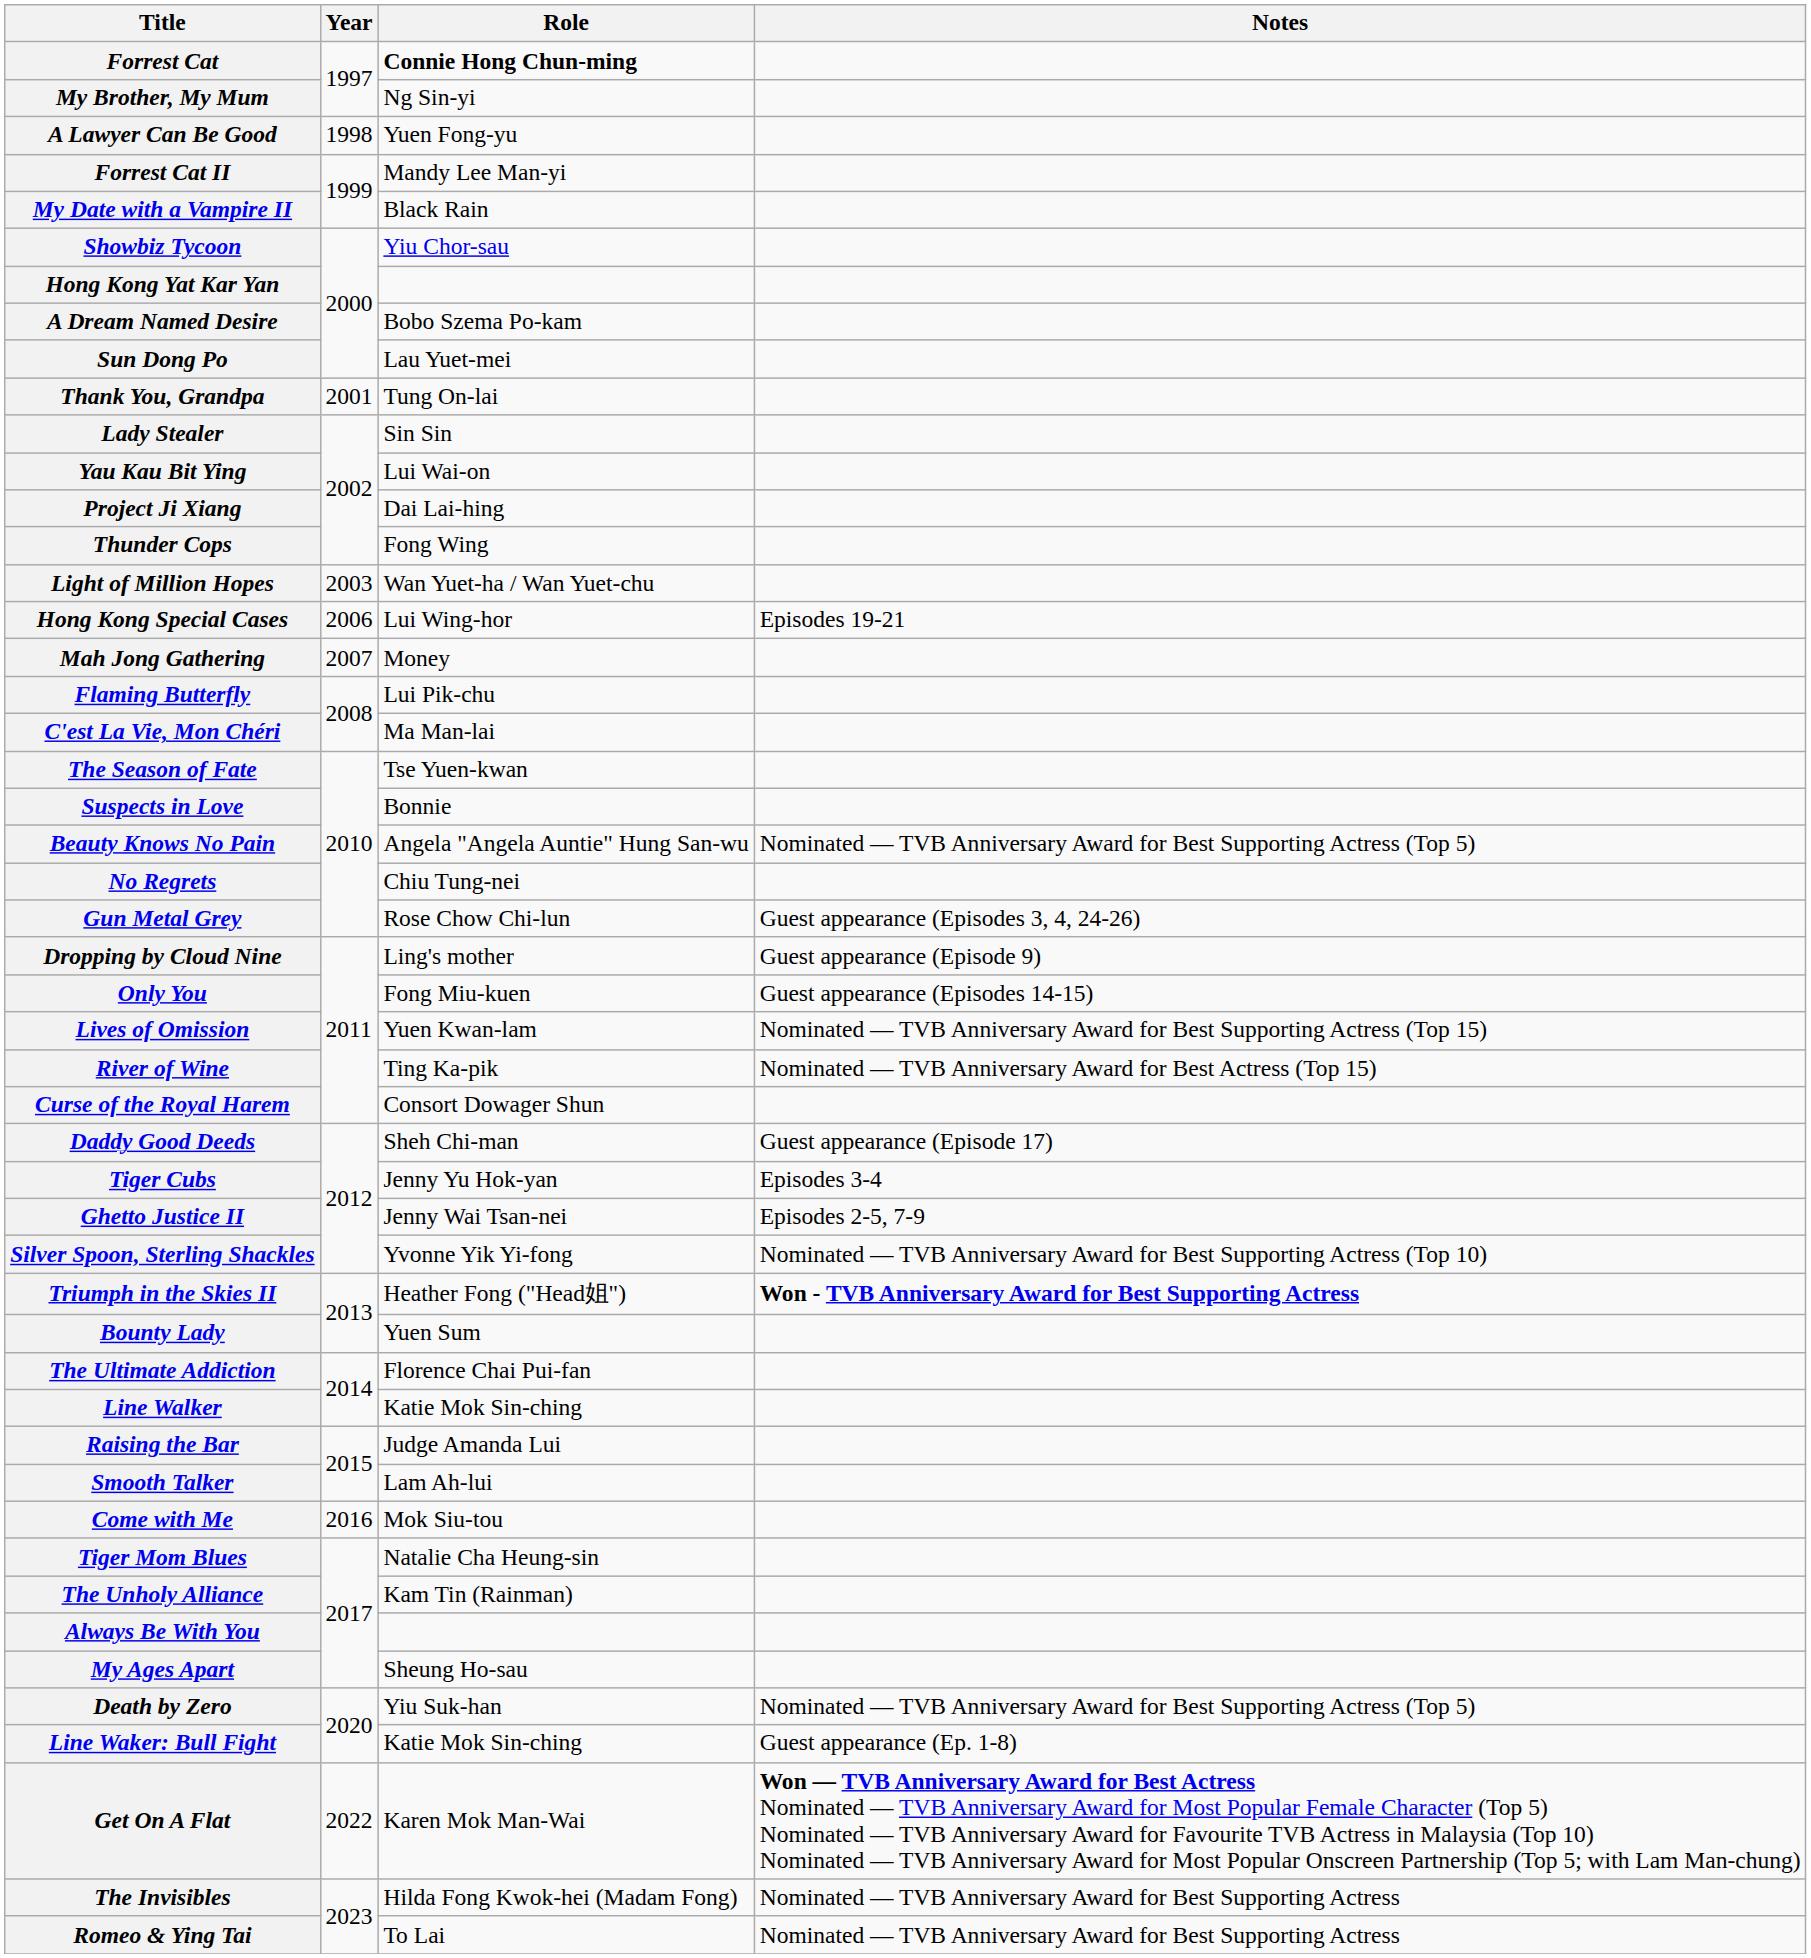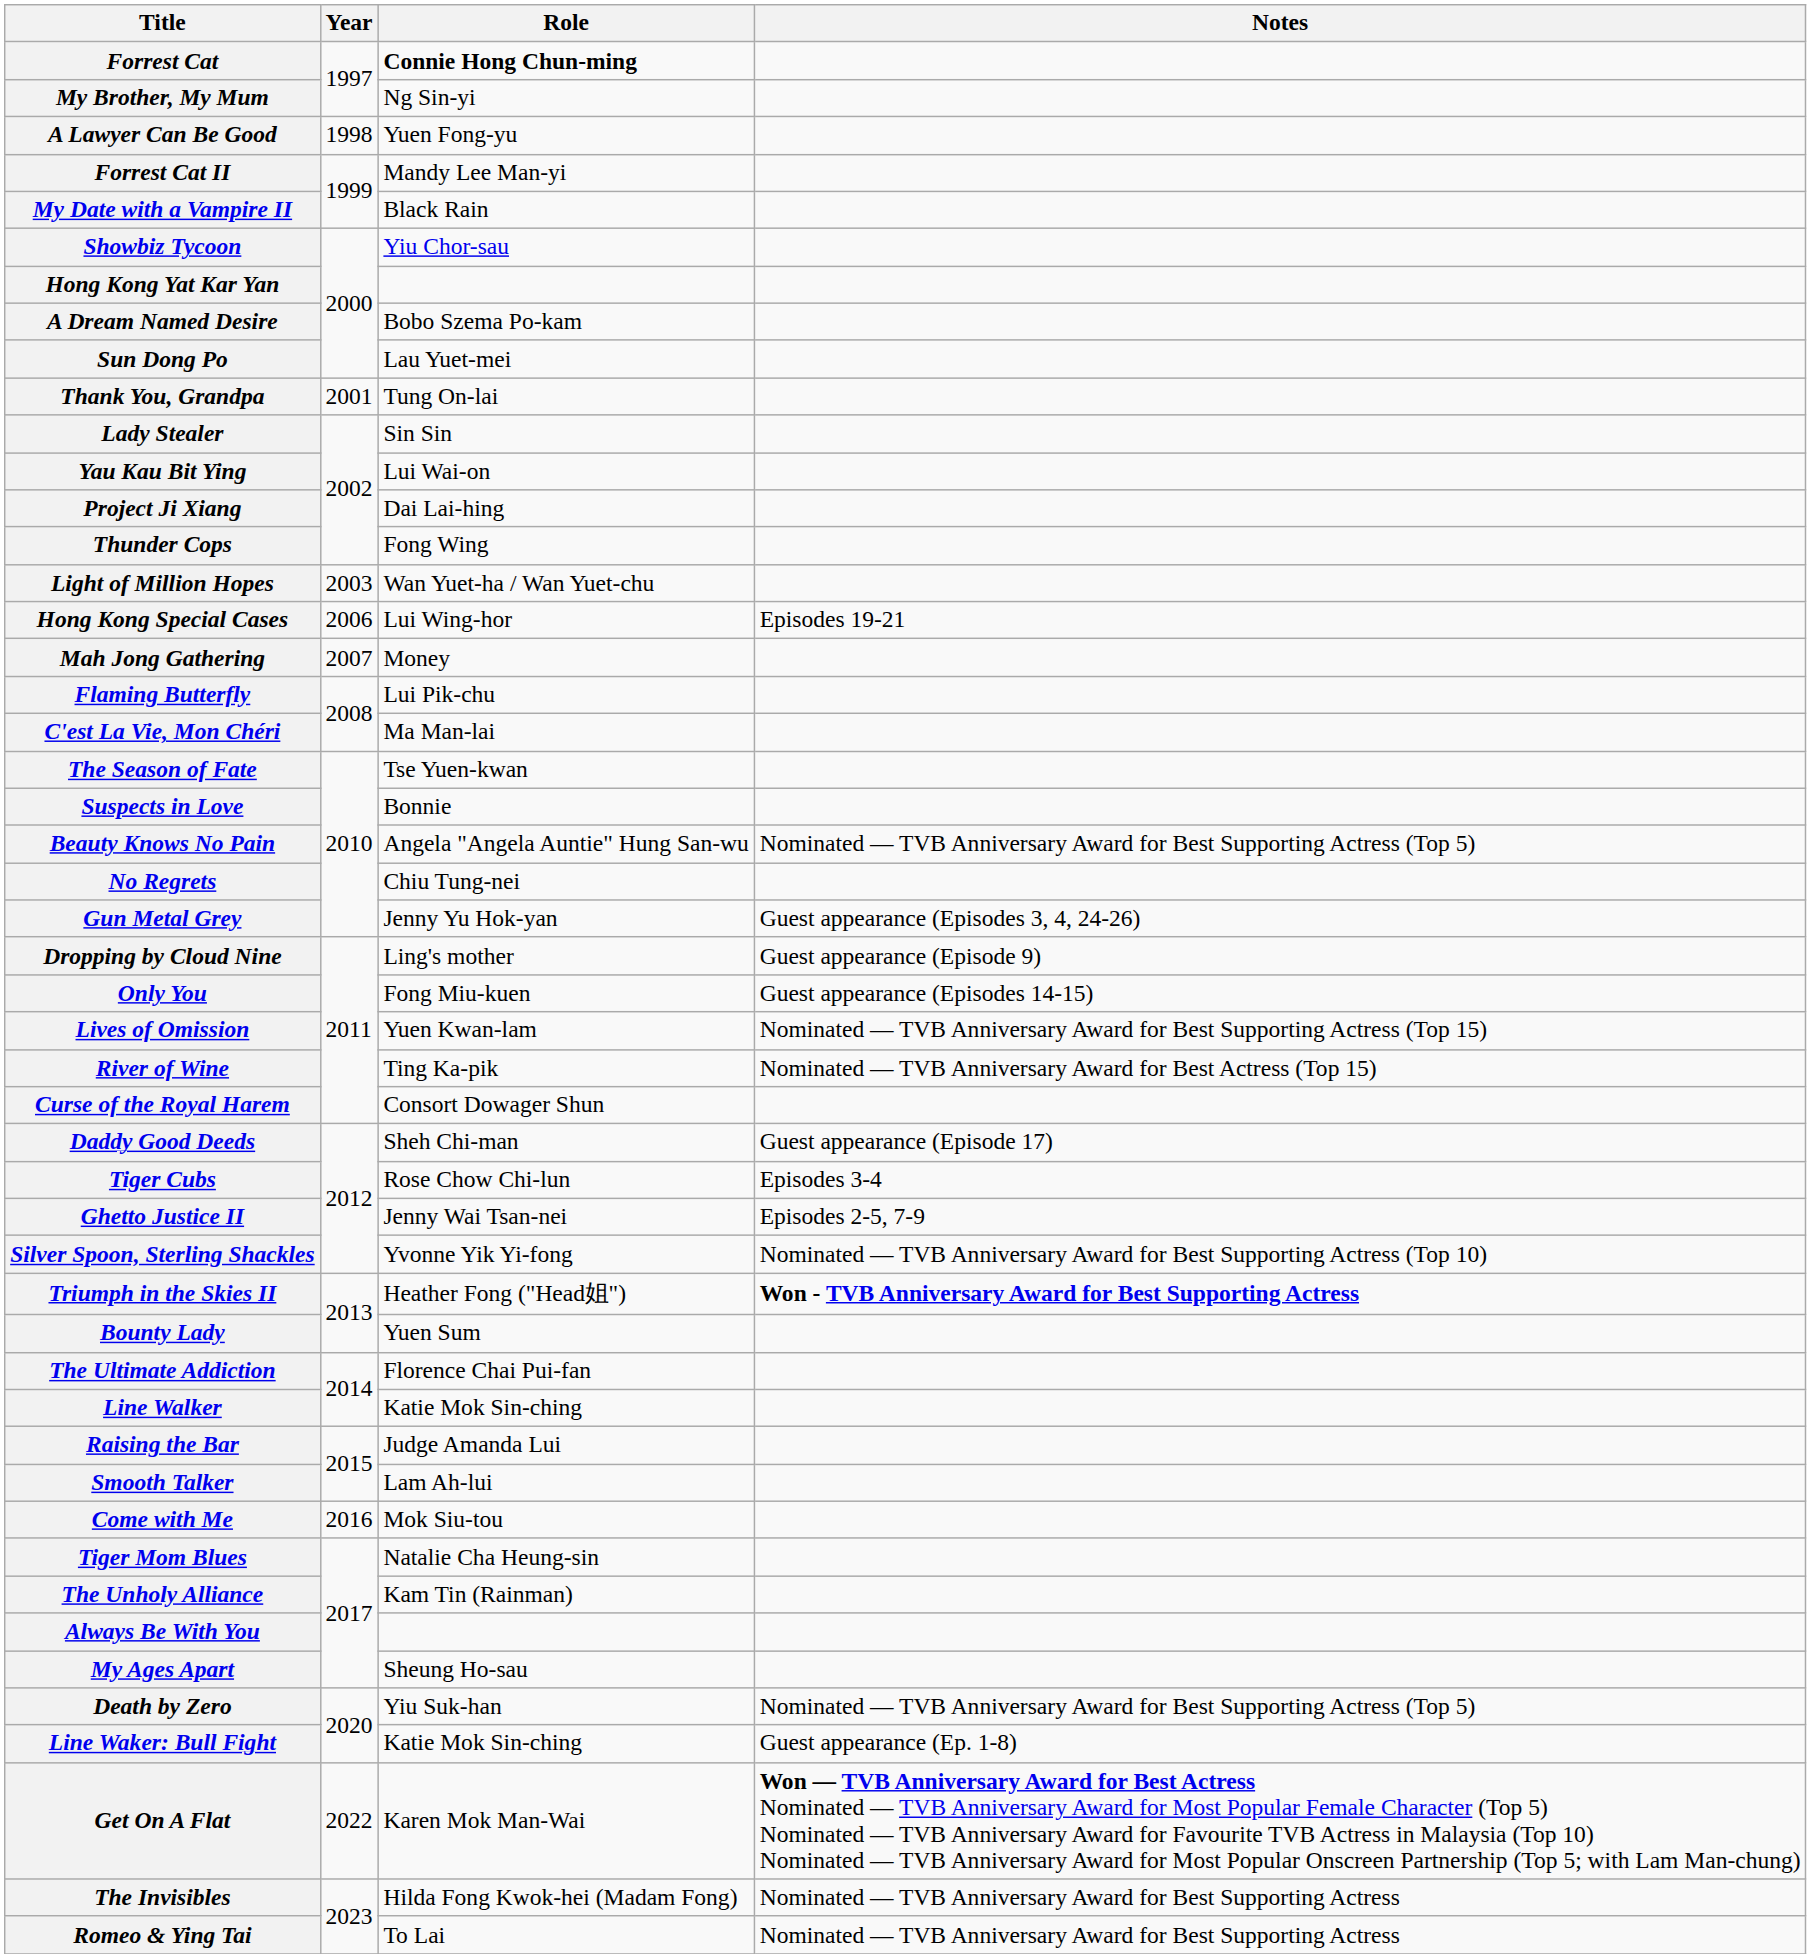(477, 918) Rose Chow Chi-lun -> (470, 918) Jenny Yu Hok-yan
(470, 1179) Jenny Yu Hok-yan -> (477, 1179) Rose Chow Chi-lun
